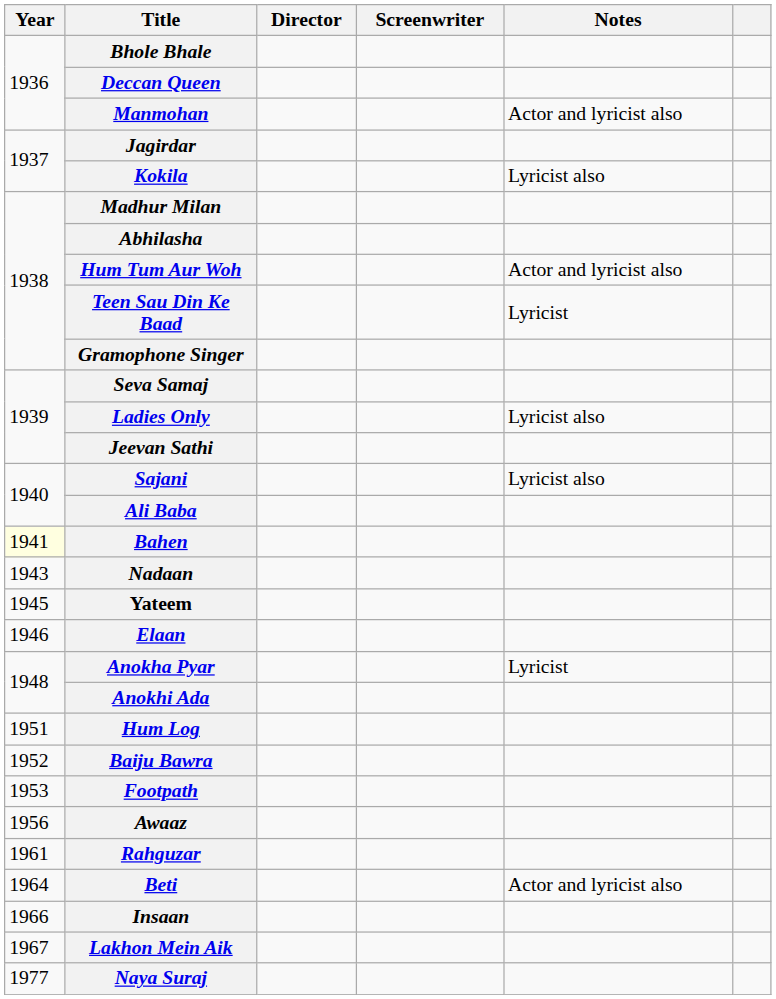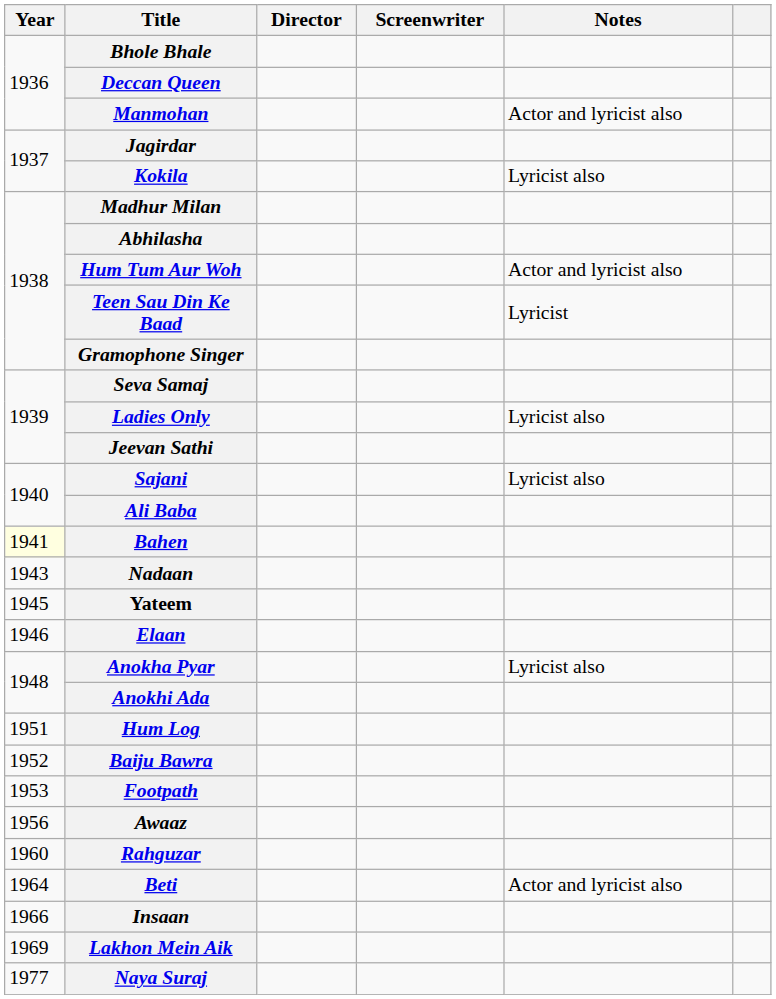(538, 666) Lyricist -> (556, 666) Lyricist also
(29, 853) 1961 -> (29, 853) 1960
(29, 947) 1967 -> (29, 947) 1969
